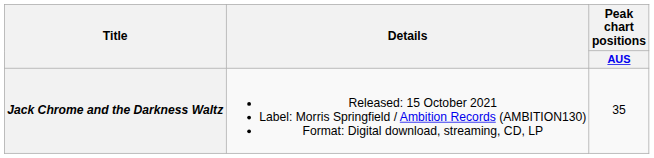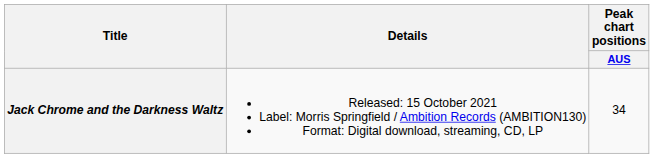(619, 110) 35 -> (619, 110) 34
